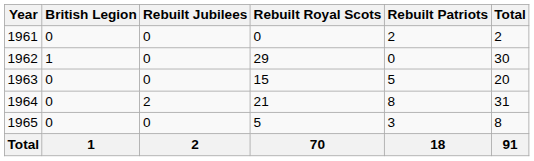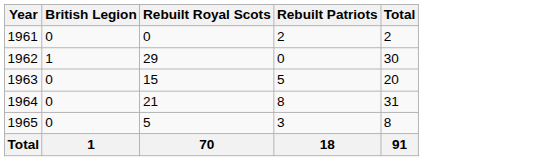- column: (195, 15)
